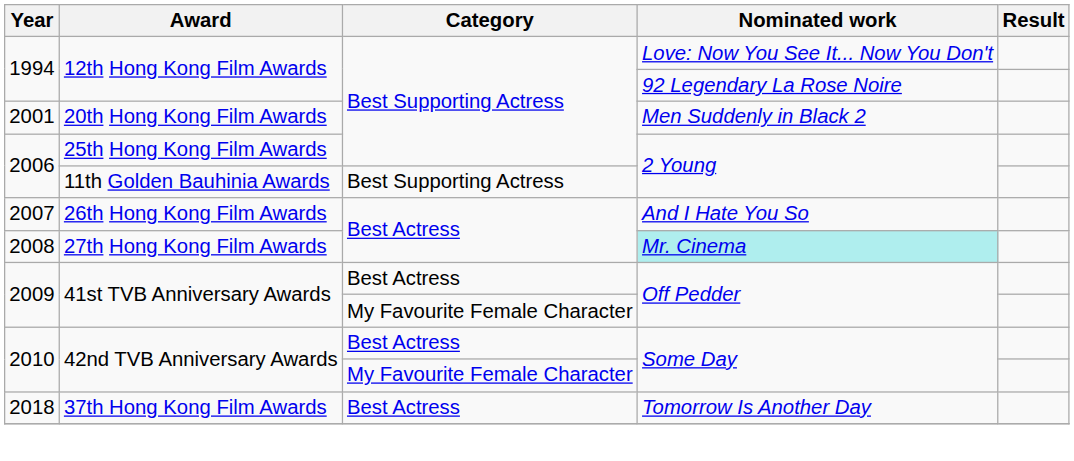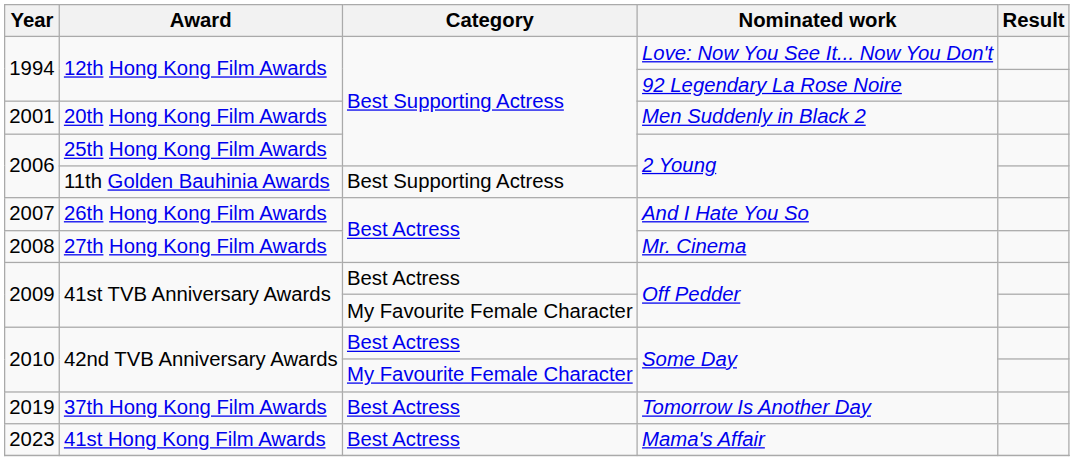(694, 246) paleturquoise background -> (694, 246) no background
(32, 407) 2018 -> (32, 407) 2019
+ row: (195, 439)
